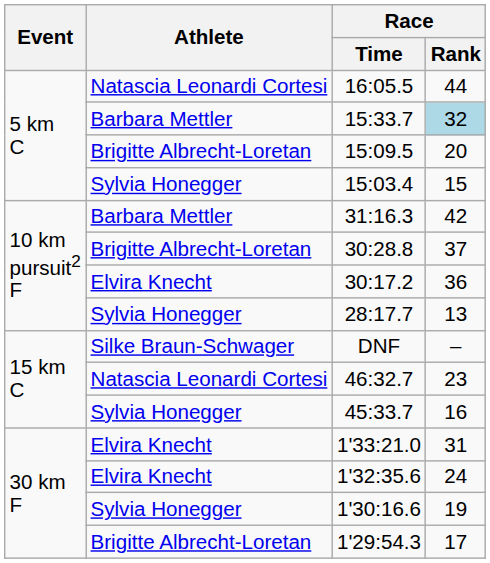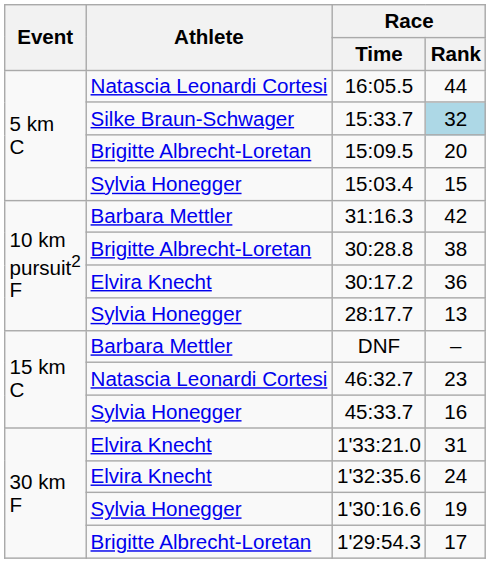(161, 119) Barbara Mettler -> (192, 119) Silke Braun-Schwager
(456, 249) 37 -> (456, 249) 38
(192, 347) Silke Braun-Schwager -> (161, 347) Barbara Mettler
